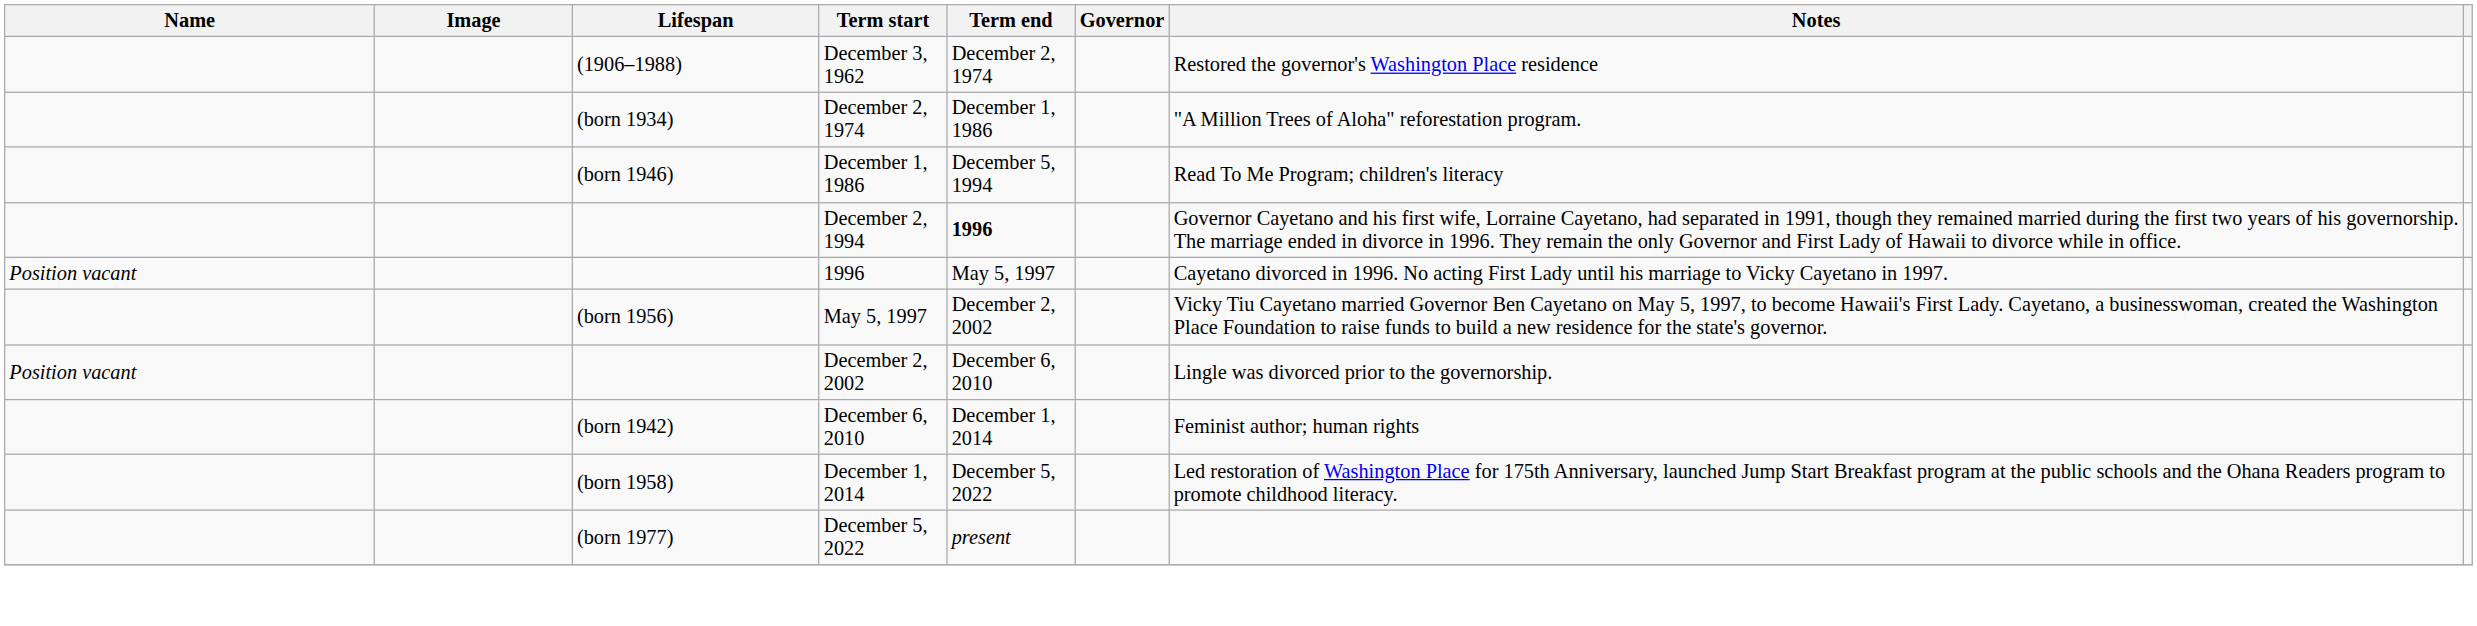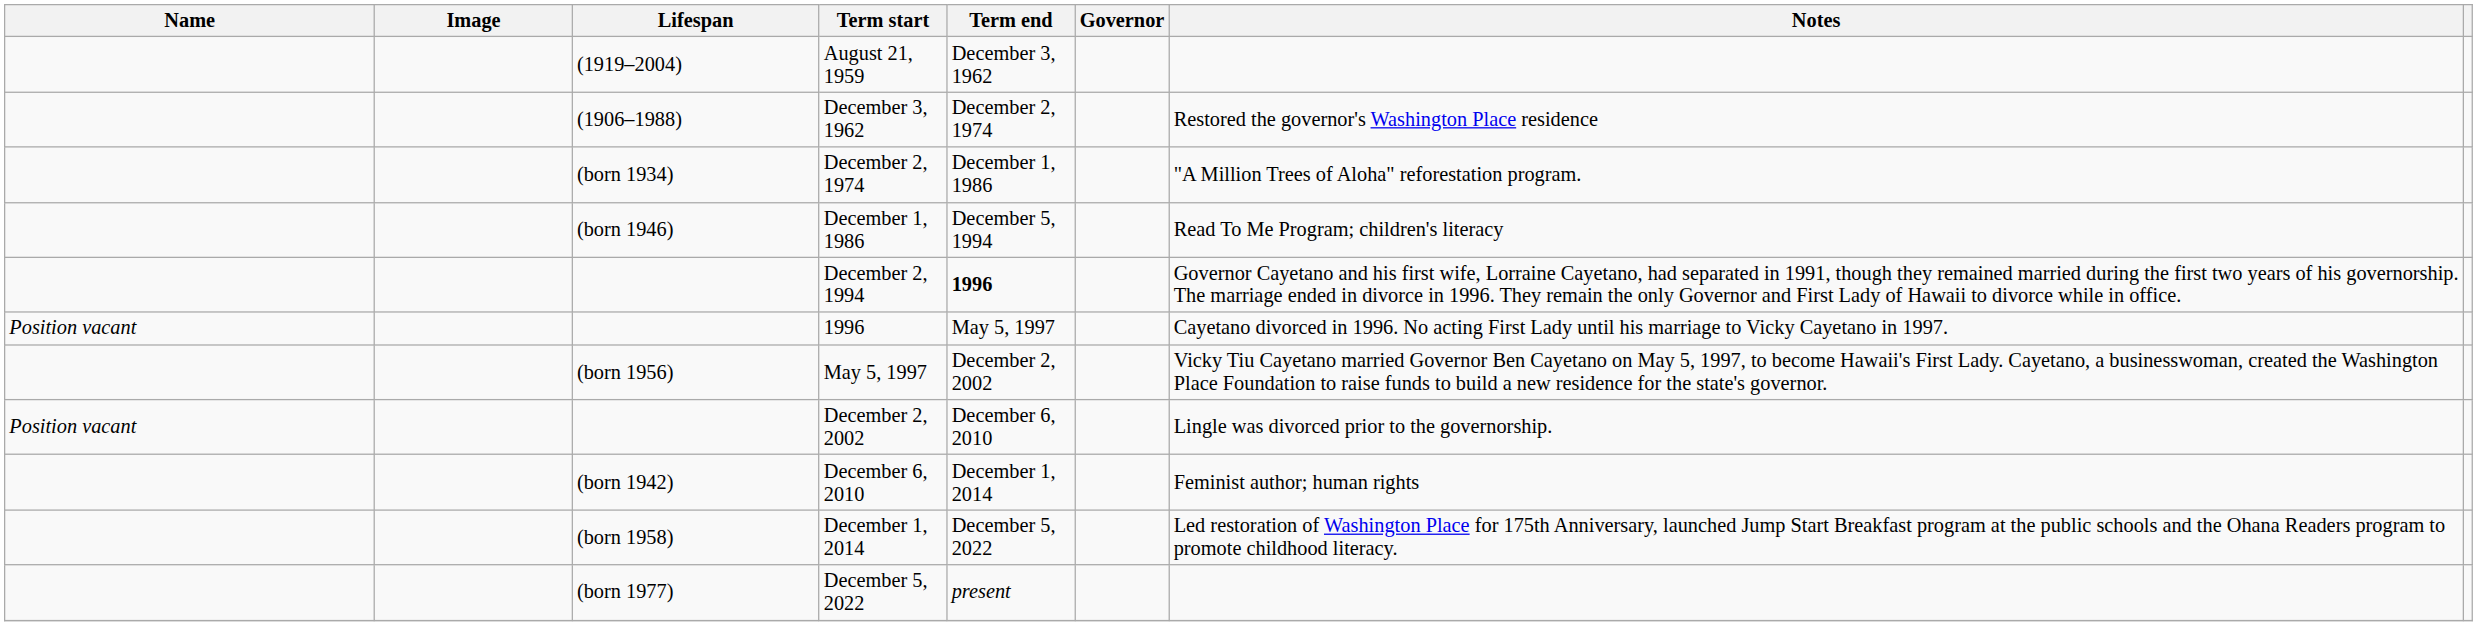+ row: (868, 64)
